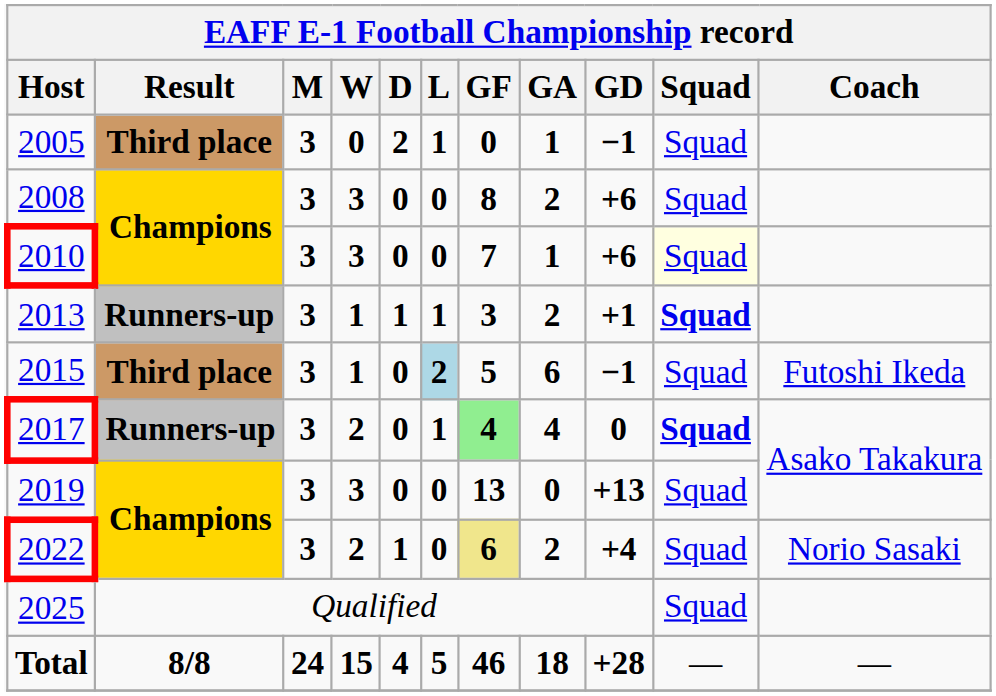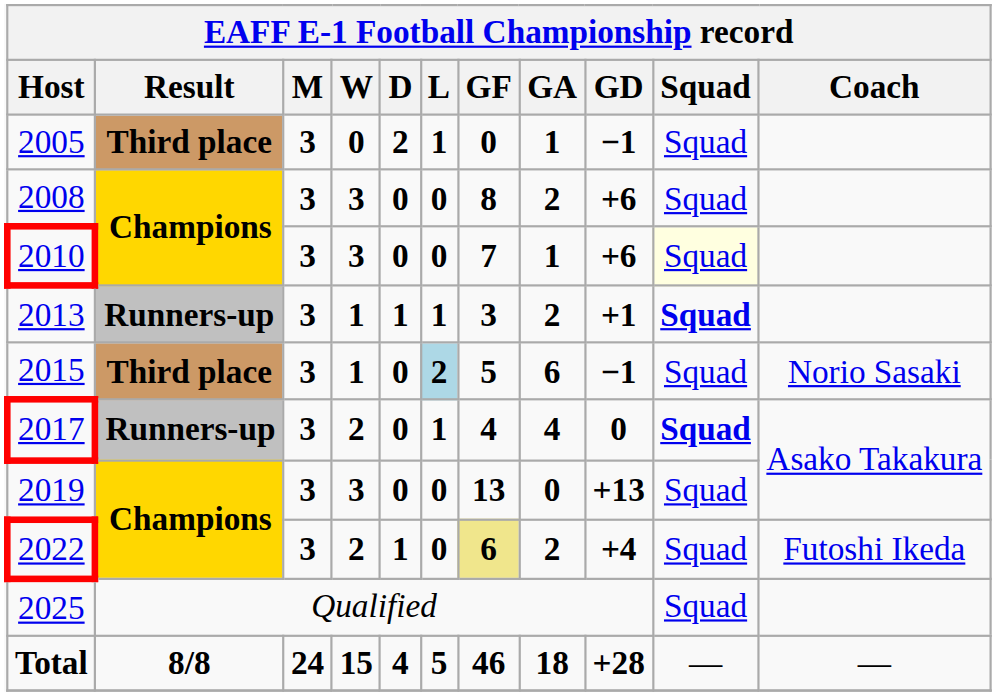(874, 371) Futoshi Ikeda -> (874, 371) Norio Sasaki
(489, 429) lightgreen background -> (489, 429) no background
(874, 548) Norio Sasaki -> (874, 548) Futoshi Ikeda
